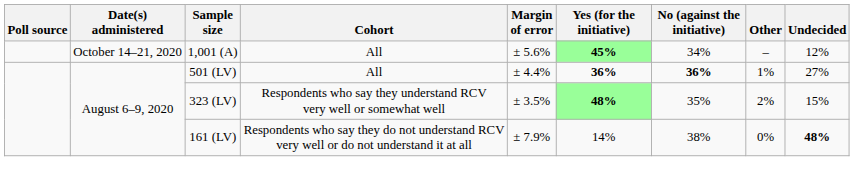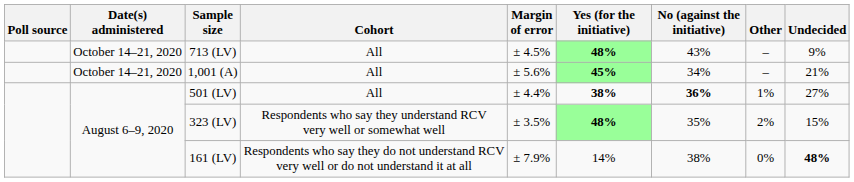+ row: (213, 51)
(817, 51) 12% -> (817, 72) 21%
(604, 72) 36% -> (604, 94) 38%
